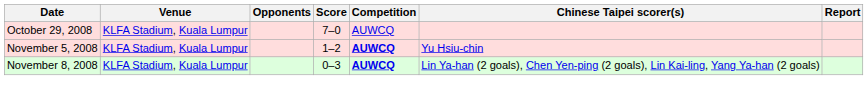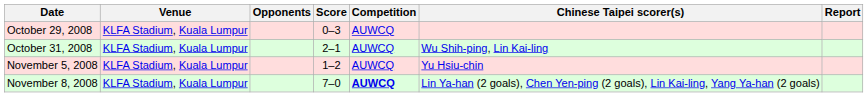(331, 30) 7–0 -> (331, 30) 0–3
+ row: (50, 48)
(373, 48) bold -> (373, 65) normal
(331, 65) 0–3 -> (331, 83) 7–0
